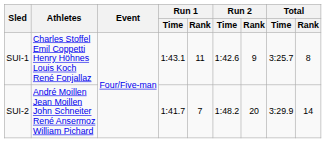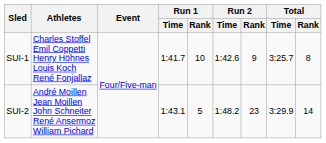(173, 59) 1:43.1 -> (173, 59) 1:41.7
(200, 59) 11 -> (200, 59) 10
(173, 112) 1:41.7 -> (173, 112) 1:43.1
(200, 112) 7 -> (200, 112) 5
(254, 112) 20 -> (254, 112) 23
